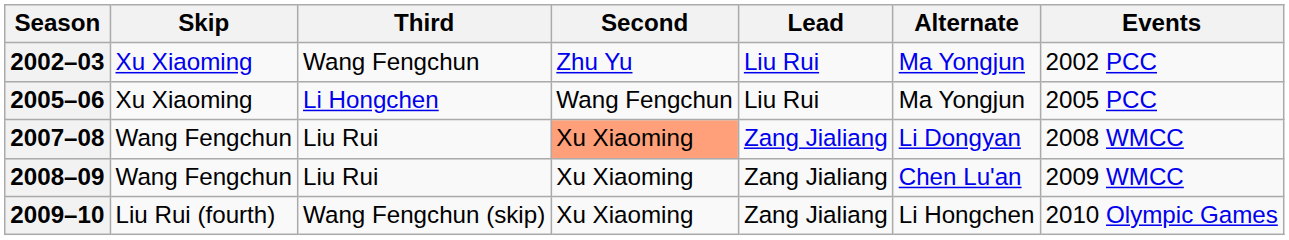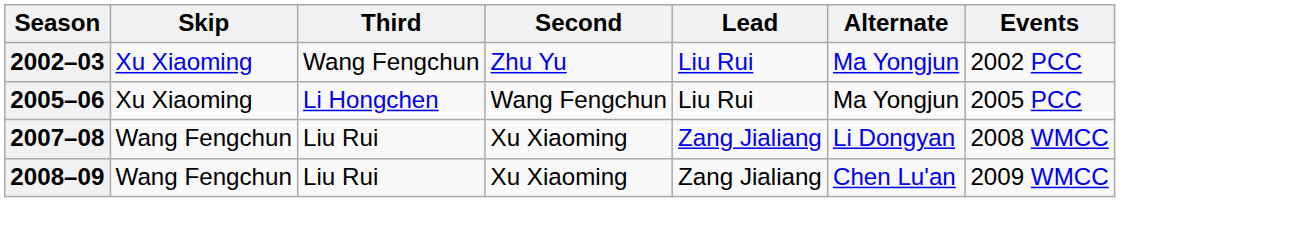(625, 138) lightsalmon background -> (559, 138) no background
- row: (57, 215)
